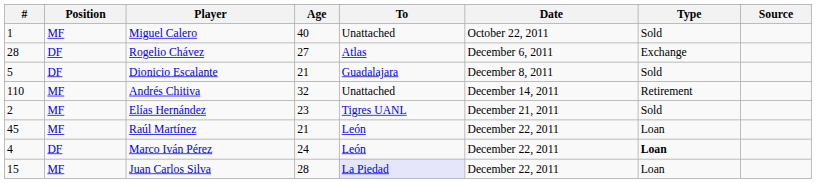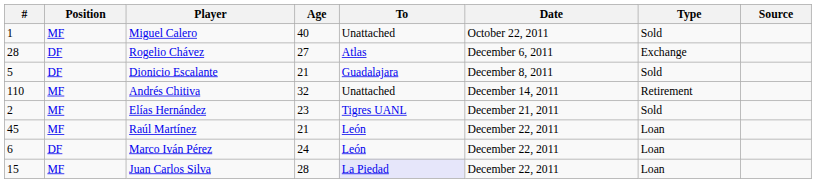(10, 149) 4 -> (10, 149) 6
(654, 149) bold -> (653, 149) normal
